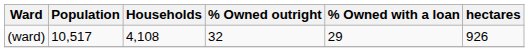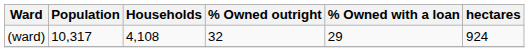(72, 36) 10,517 -> (72, 36) 10,317
(477, 36) 926 -> (477, 36) 924
